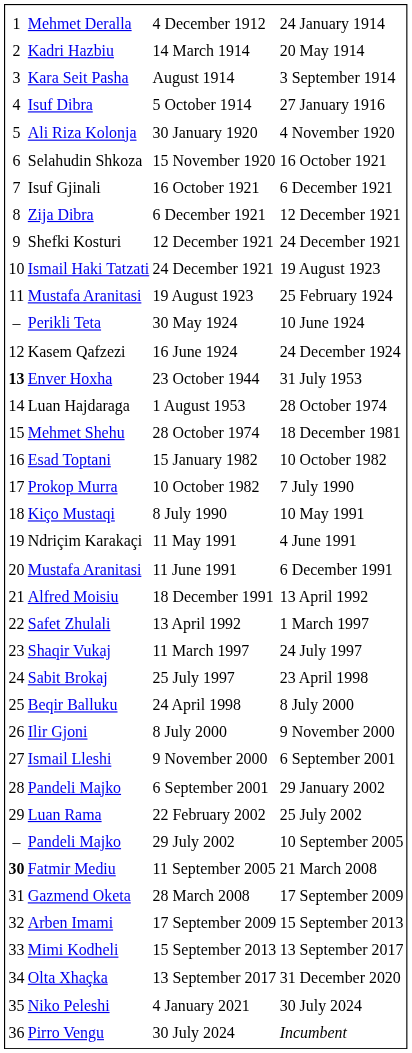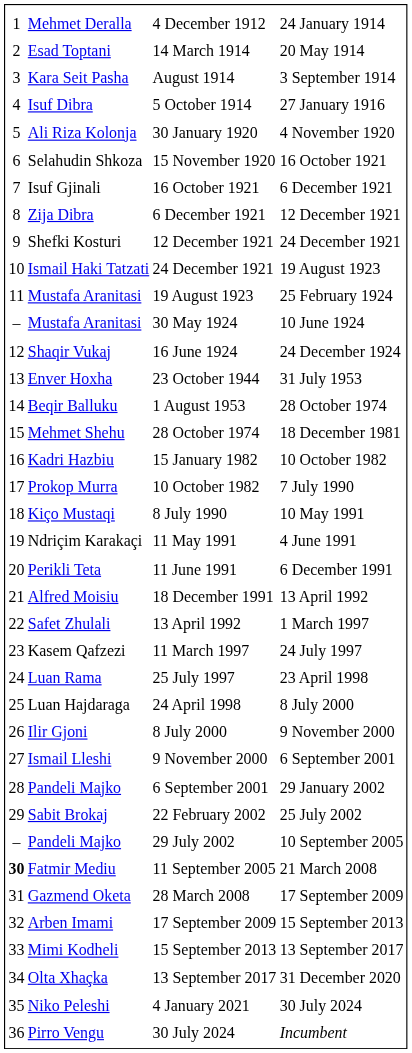(71, 50) Kadri Hazbiu -> (69, 50) Esad Toptani
(64, 323) Perikli Teta -> (85, 323) Mustafa Aranitasi
(77, 350) Kasem Qafzezi -> (69, 350) Shaqir Vukaj
(16, 378) bold -> (16, 378) normal
(79, 405) Luan Hajdaraga -> (73, 405) Beqir Balluku
(69, 459) Esad Toptani -> (71, 459) Kadri Hazbiu
(85, 568) Mustafa Aranitasi -> (64, 568) Perikli Teta
(69, 650) Shaqir Vukaj -> (77, 650) Kasem Qafzezi
(68, 677) Sabit Brokaj -> (65, 677) Luan Rama
(73, 705) Beqir Balluku -> (79, 705) Luan Hajdaraga
(65, 814) Luan Rama -> (68, 814) Sabit Brokaj
